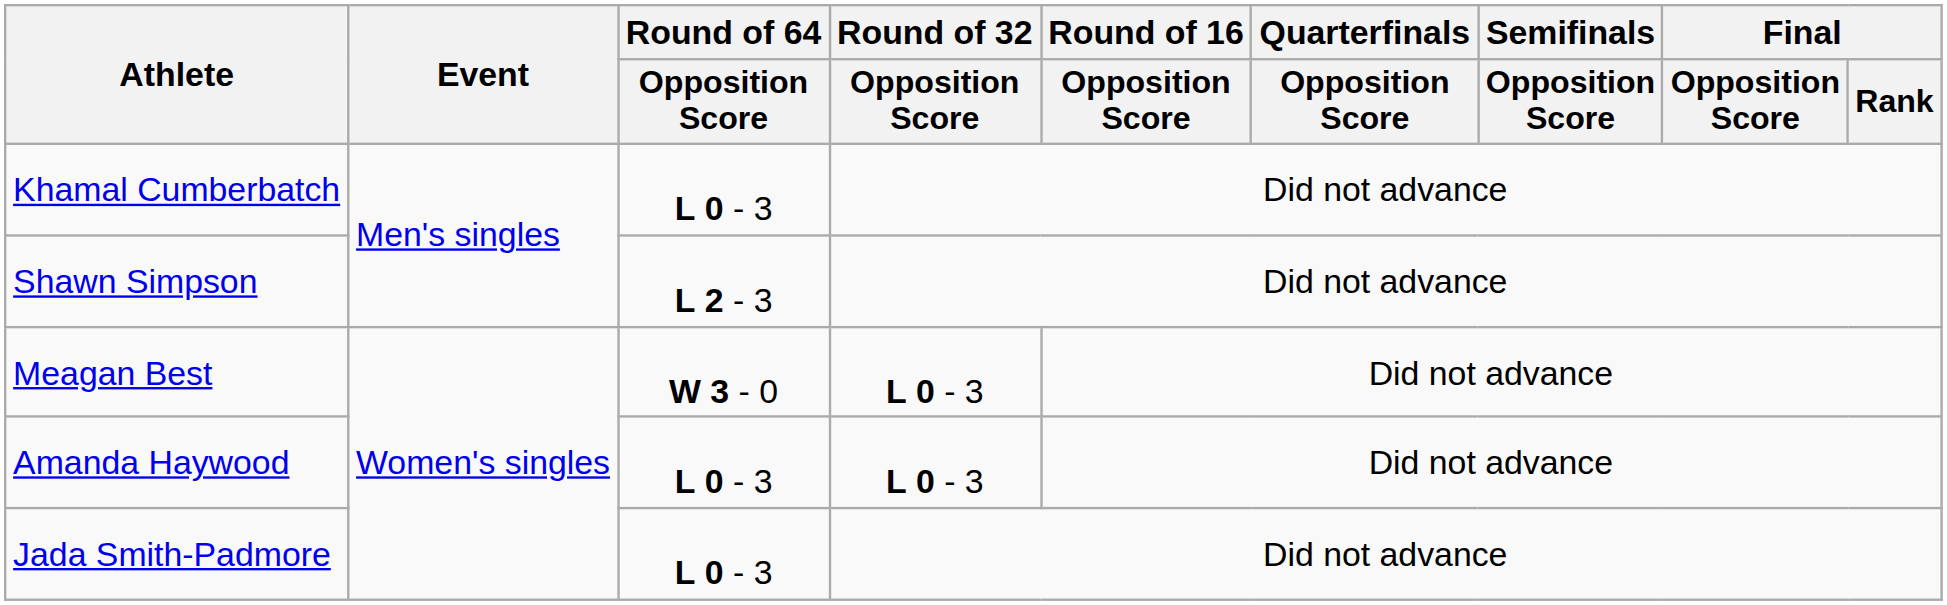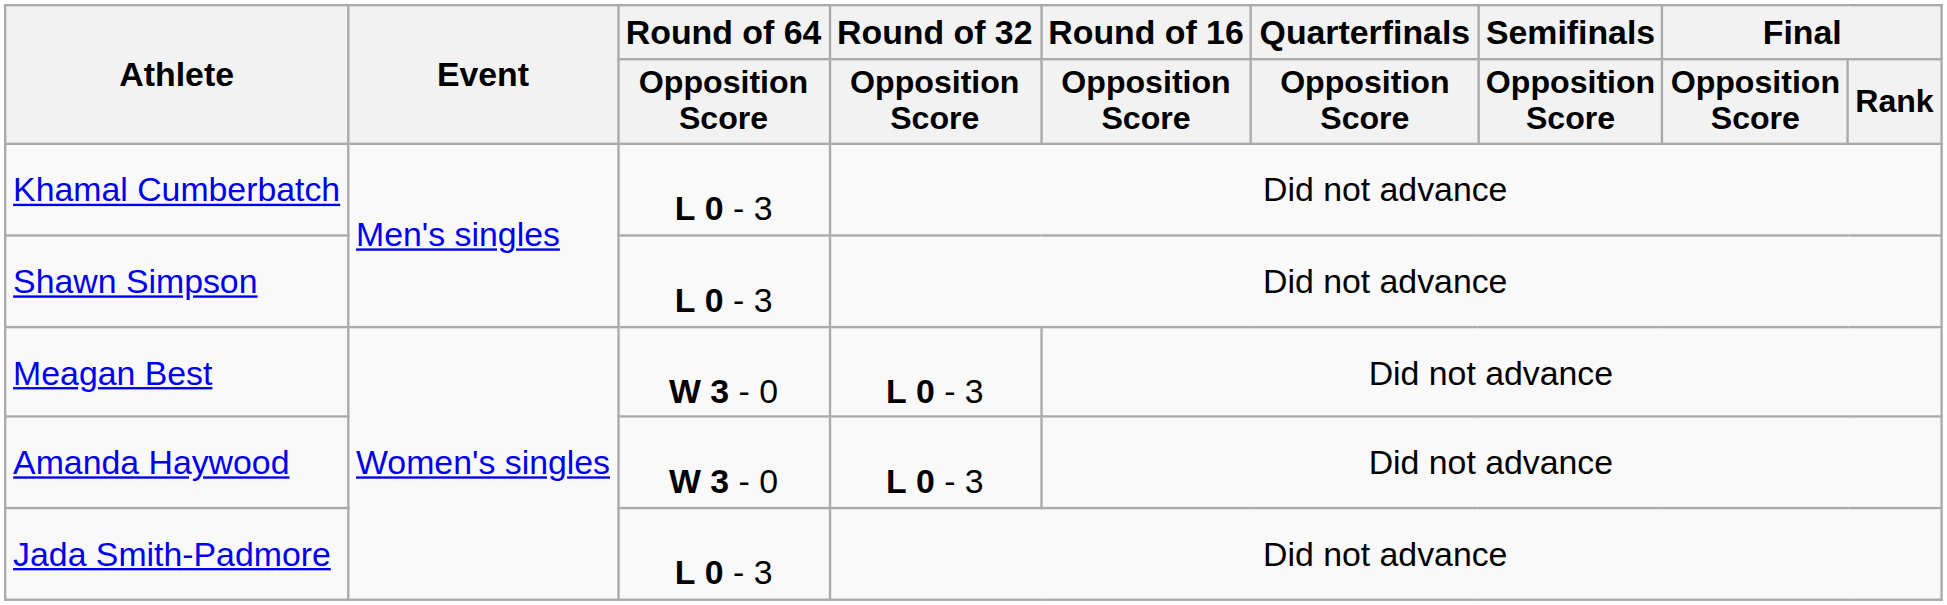(724, 300) L 2 - 3 -> (724, 300) L 0 - 3
(724, 482) L 0 - 3 -> (724, 482) W 3 - 0
